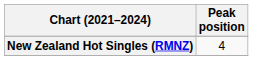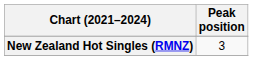(222, 45) 4 -> (222, 45) 3
